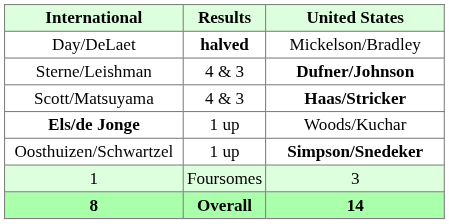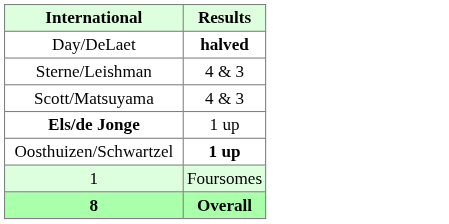- column: (355, 17)
(225, 151) normal -> (225, 151) bold
